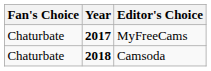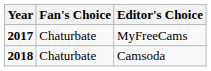columns swapped: (98, 14) <-> (43, 14)
